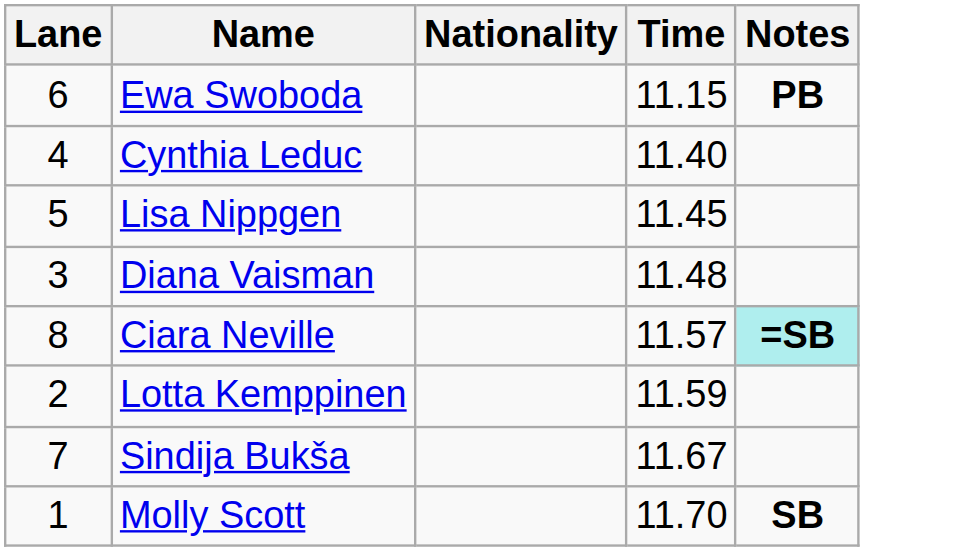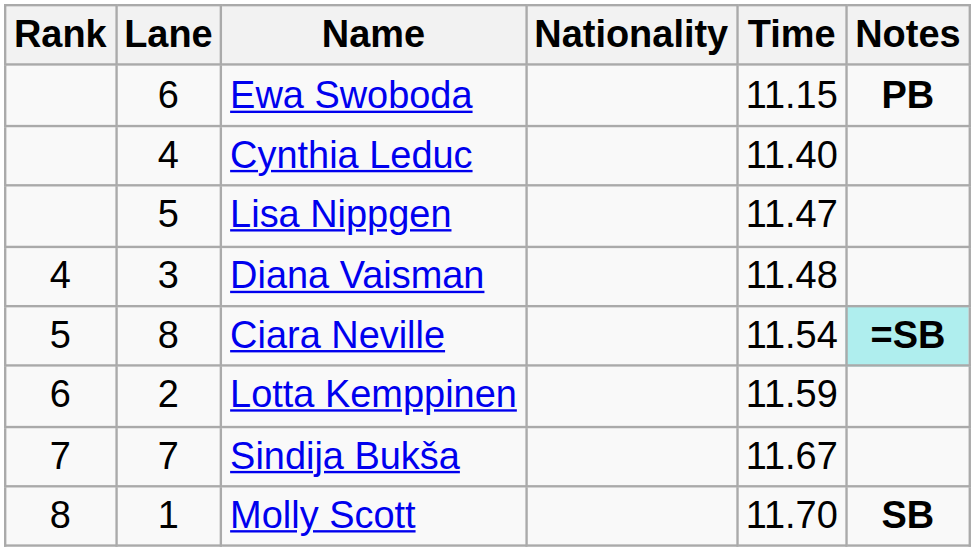+ column: (60, 34)
(682, 214) 11.45 -> (792, 214) 11.47
(682, 335) 11.57 -> (792, 335) 11.54
